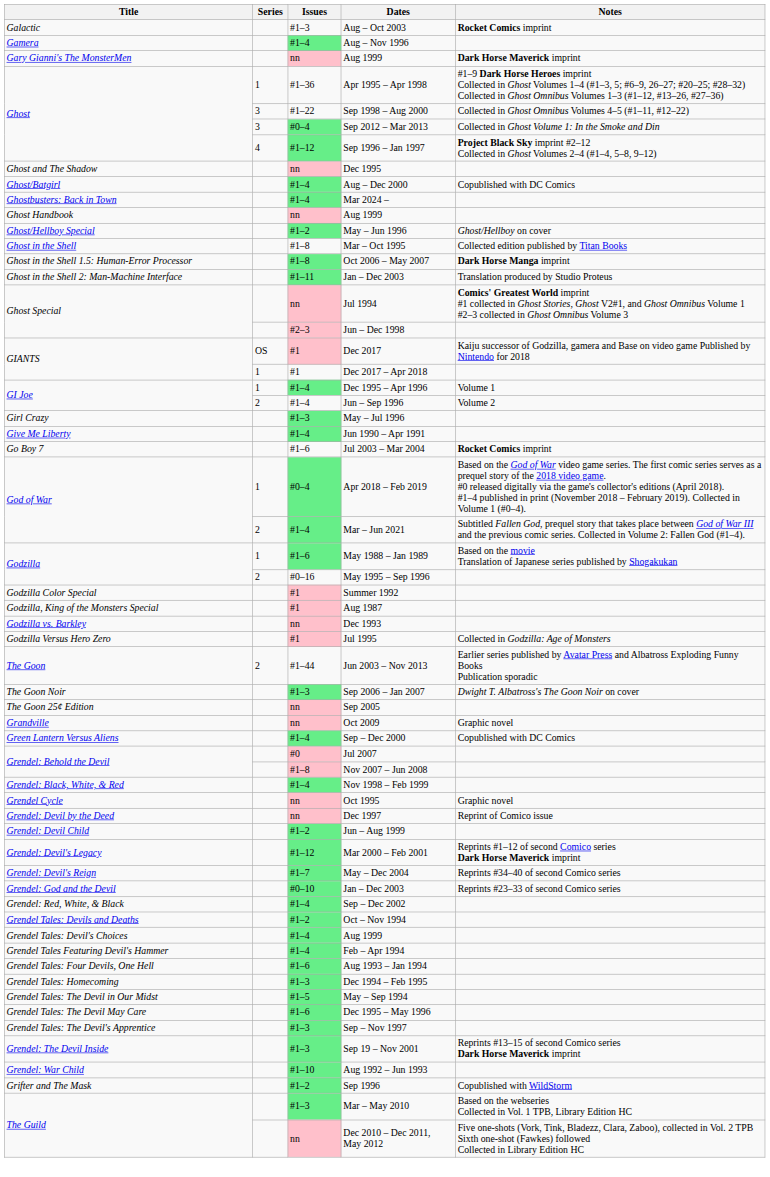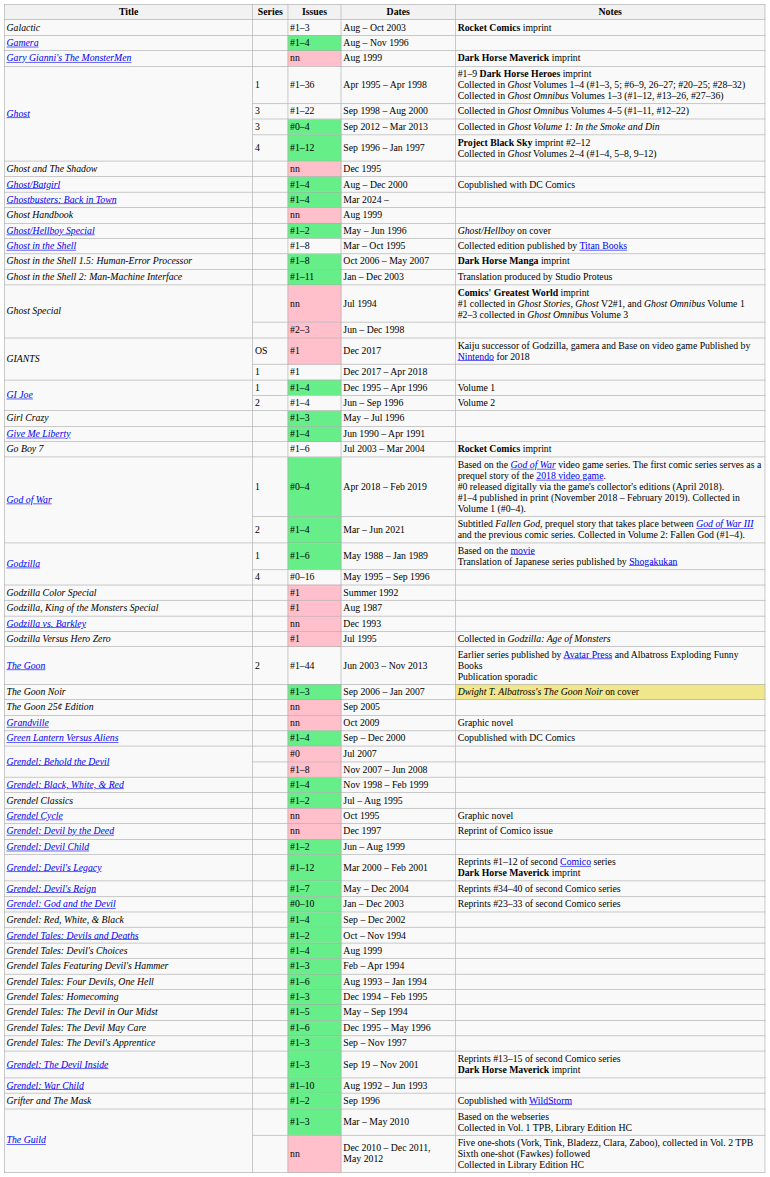(257, 577) 2 -> (257, 577) 4
(548, 692) no background -> (548, 692) khaki background
+ row: (40, 800)
(300, 950) #1–4 -> (300, 966) #1–3
